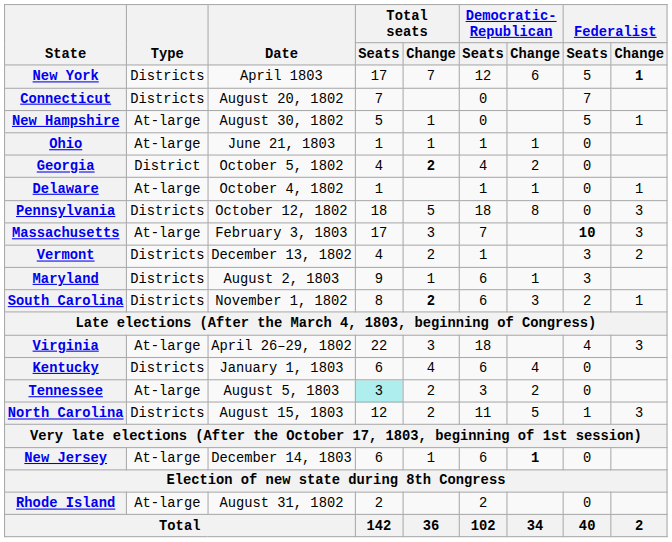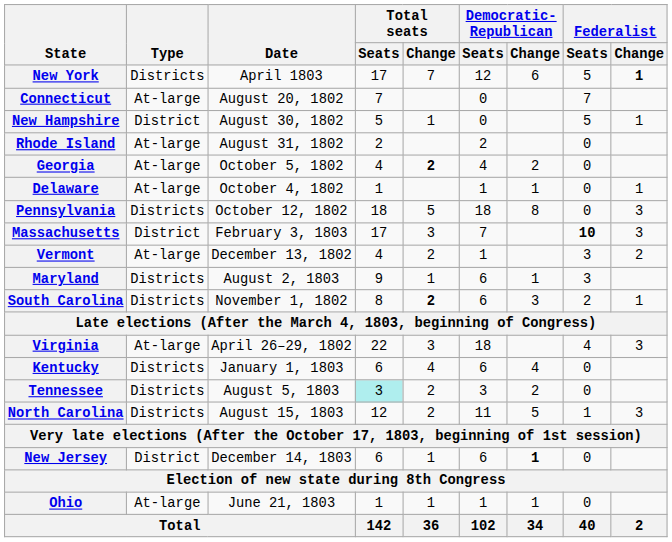(167, 99) Districts -> (167, 99) At-large
(167, 121) At-large -> (167, 121) District
rows swapped: (66, 503) <-> (66, 144)
(167, 166) District -> (167, 166) At-large
(167, 234) At-large -> (167, 234) District
(167, 256) Districts -> (167, 256) At-large
(167, 391) At-large -> (167, 391) Districts
(167, 458) At-large -> (167, 458) District
